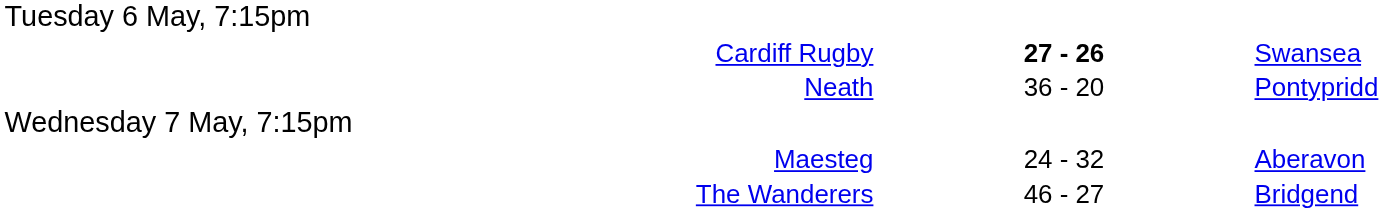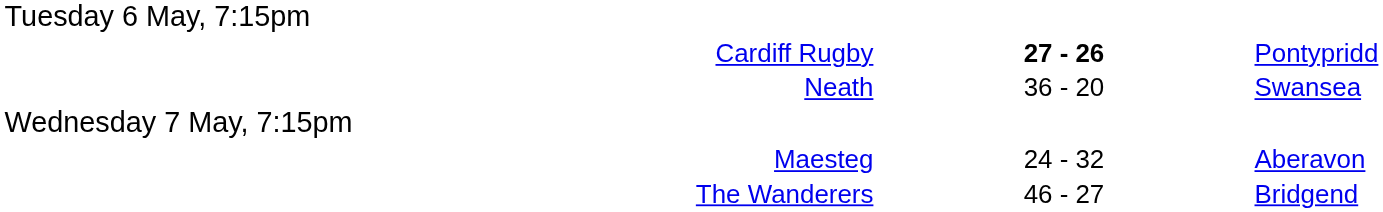(1308, 53) Swansea -> (1316, 53) Pontypridd
(1316, 87) Pontypridd -> (1308, 87) Swansea
